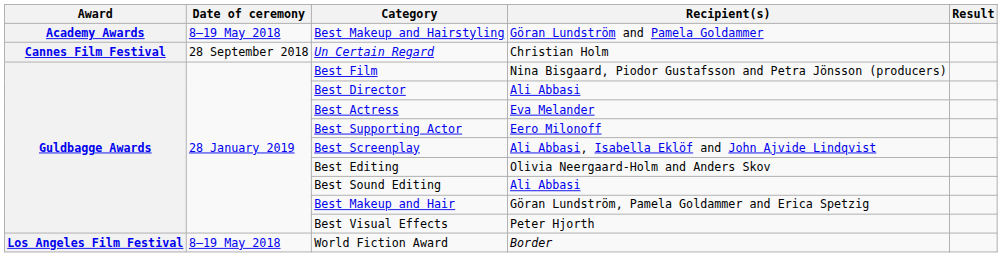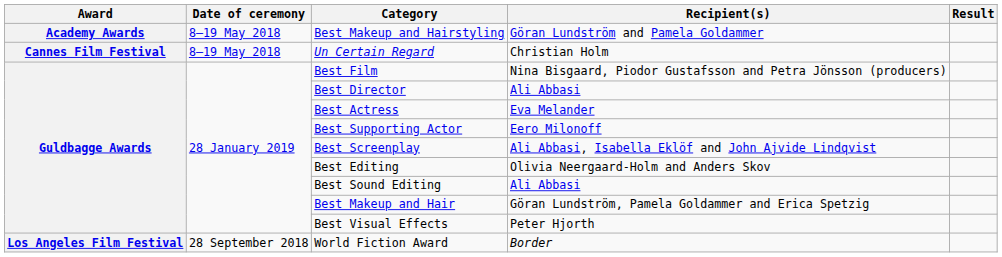(249, 52) 28 September 2018 -> (235, 52) 8–19 May 2018
(235, 243) 8–19 May 2018 -> (249, 243) 28 September 2018
